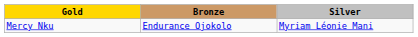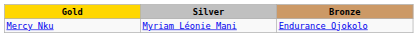columns swapped: (345, 11) <-> (209, 11)
